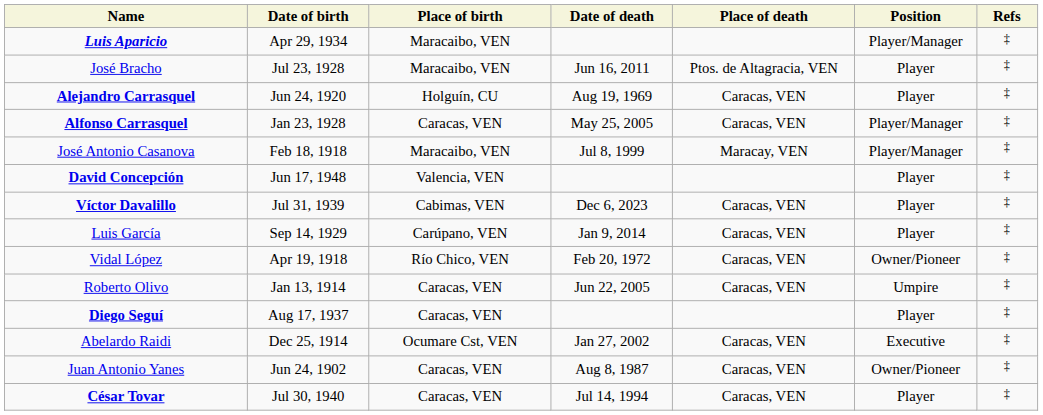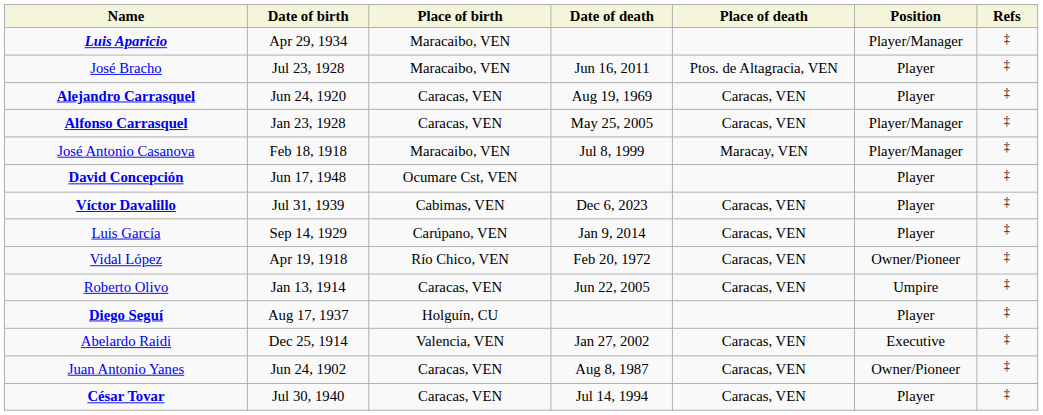(460, 96) Holguín, CU -> (460, 96) Caracas, VEN
(460, 178) Valencia, VEN -> (460, 178) Ocumare Cst, VEN
(460, 314) Caracas, VEN -> (460, 314) Holguín, CU
(460, 342) Ocumare Cst, VEN -> (460, 342) Valencia, VEN
